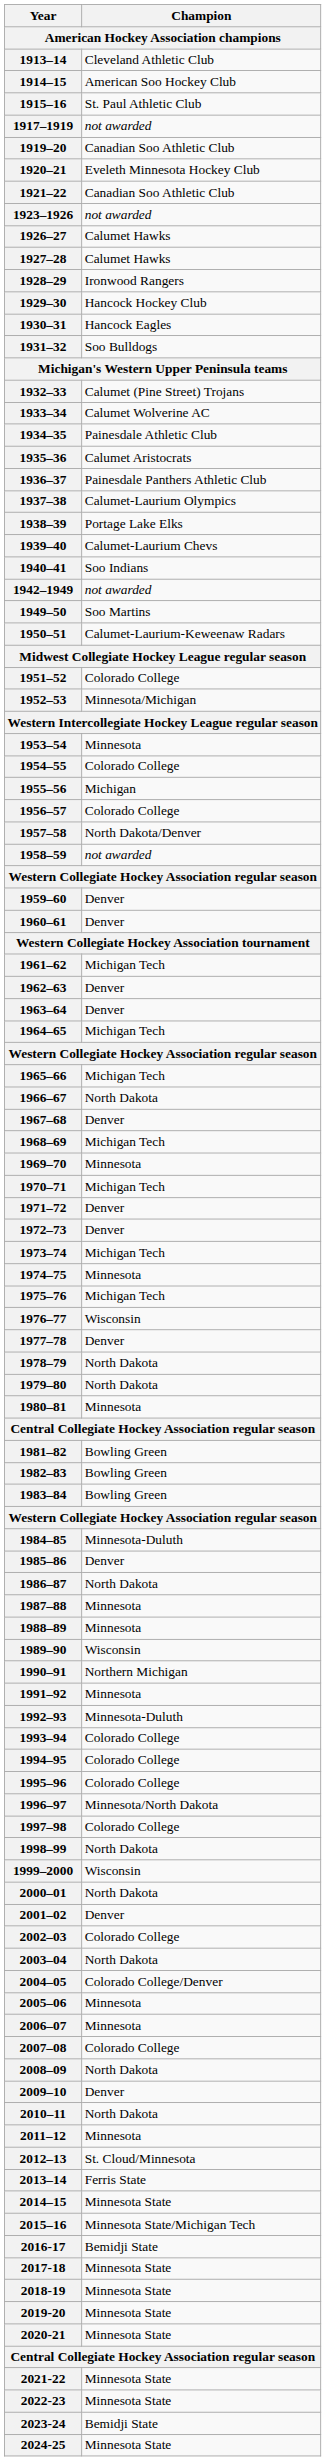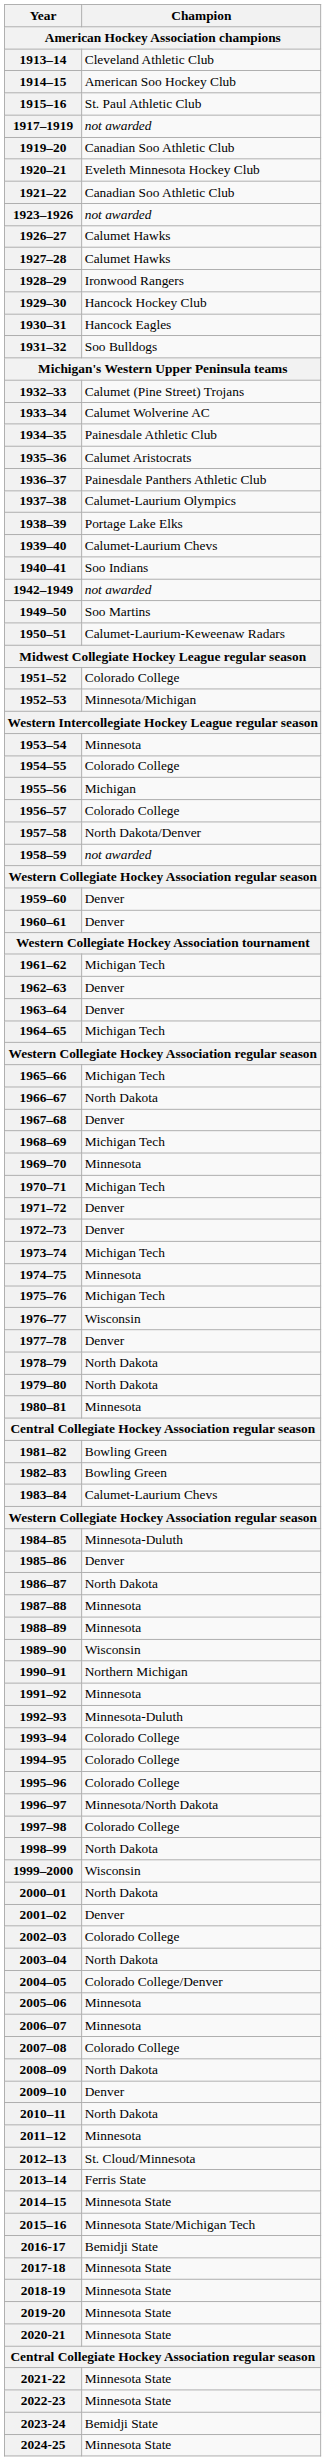(126, 1495) Bowling Green -> (151, 1495) Calumet-Laurium Chevs
